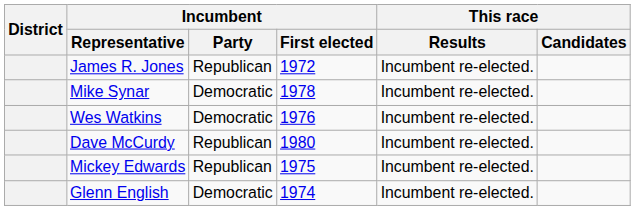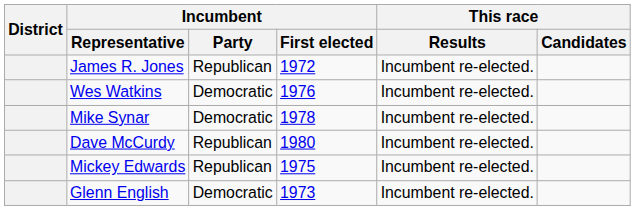rows swapped: (110, 92) <-> (116, 117)
(298, 192) 1974 -> (298, 192) 1973
